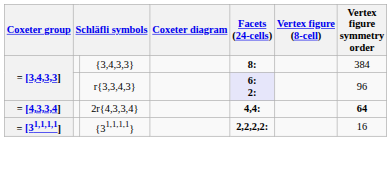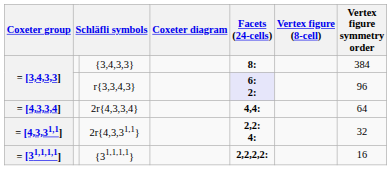(362, 109) bold -> (362, 109) normal
+ row: (115, 131)
